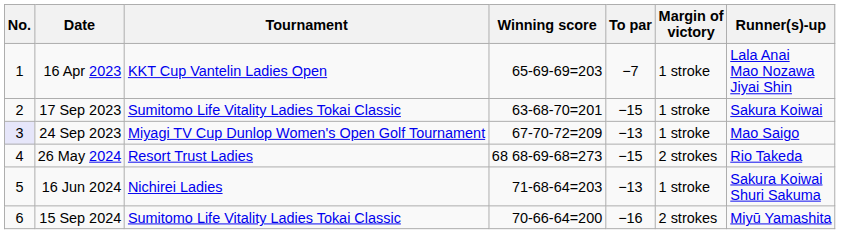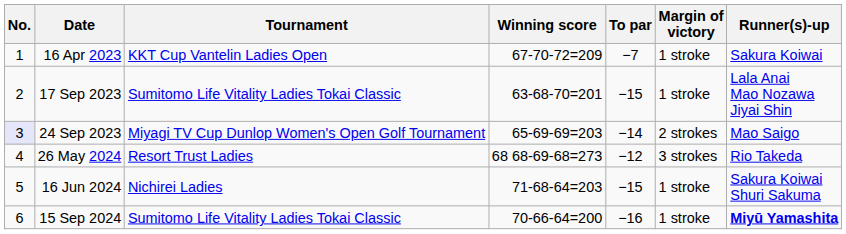(557, 71) 65-69-69=203 -> (557, 55) 67-70-72=209
(772, 71) Lala Anai Mao Nozawa Jiyai Shin -> (776, 55) Sakura Koiwai
(776, 110) Sakura Koiwai -> (772, 94) Lala Anai Mao Nozawa Jiyai Shin
(557, 133) 67-70-72=209 -> (557, 133) 65-69-69=203
(630, 133) −13 -> (630, 133) −14
(684, 133) 1 stroke -> (688, 133) 2 strokes
(630, 156) −15 -> (630, 156) −12
(688, 156) 2 strokes -> (688, 156) 3 strokes
(630, 187) −13 -> (630, 187) −15
(688, 218) 2 strokes -> (684, 218) 1 stroke
(781, 218) normal -> (784, 218) bold
